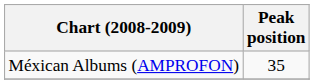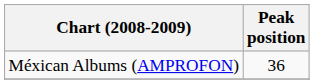(276, 65) 35 -> (276, 65) 36
